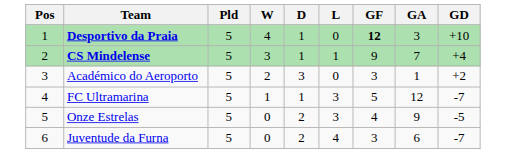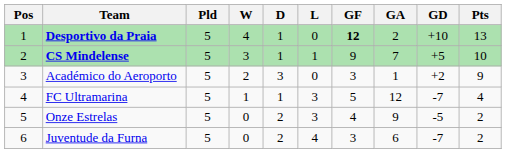+ column: (480, 14)
(417, 35) 3 -> (395, 35) 2
(459, 55) +4 -> (438, 55) +5
